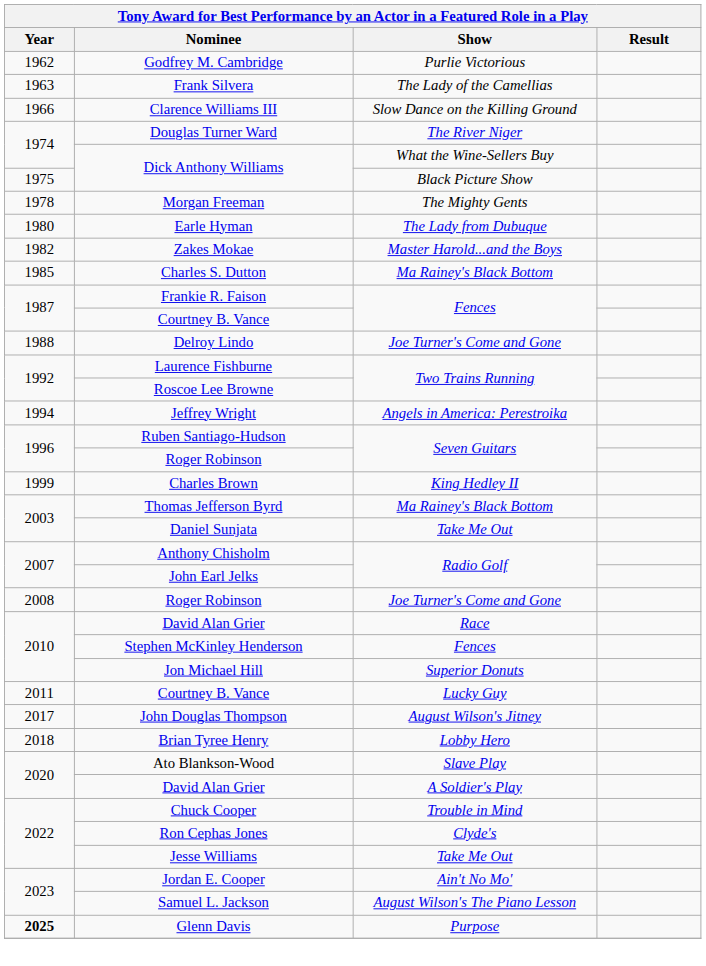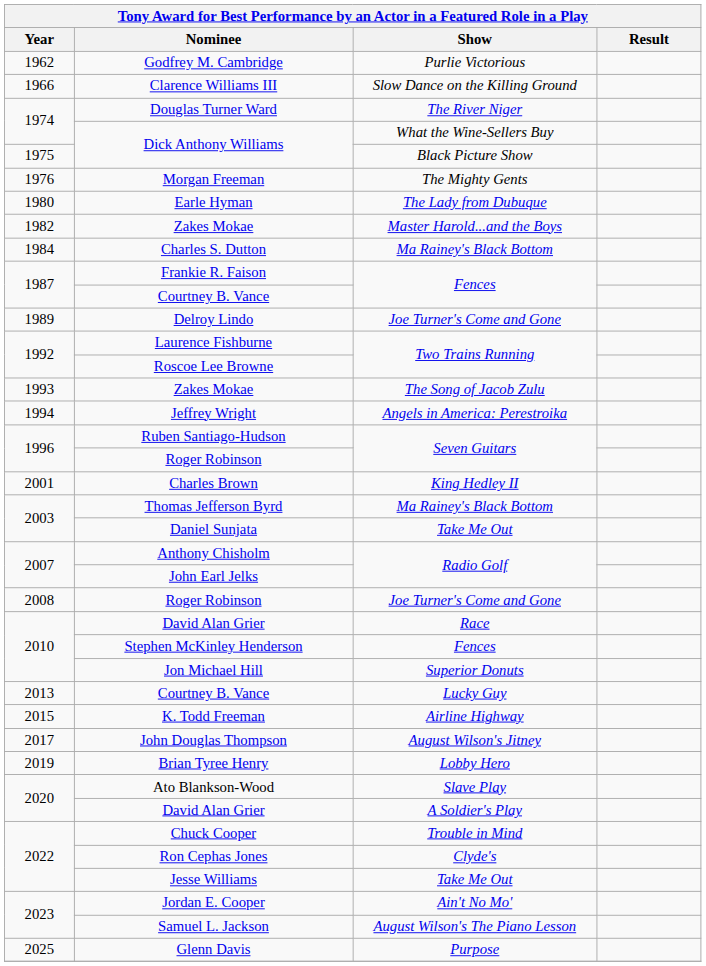- row: (213, 86)
(39, 202) 1978 -> (39, 179) 1976
(39, 272) 1985 -> (39, 249) 1984
(39, 343) 1988 -> (39, 319) 1989
+ row: (213, 389)
(39, 483) 1999 -> (39, 483) 2001
(39, 693) 2011 -> (39, 693) 2013
+ row: (213, 716)
(39, 739) 2018 -> (39, 763) 2019
(39, 926) bold -> (39, 949) normal
